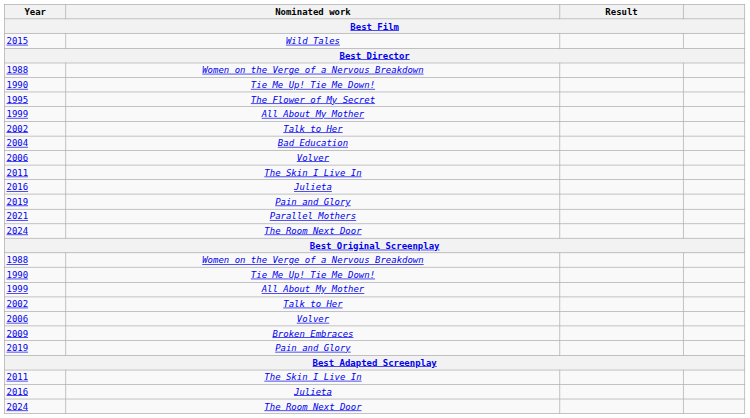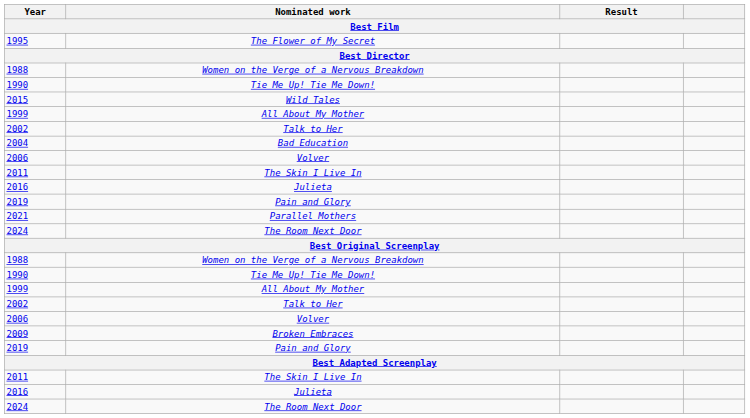rows swapped: (17, 41) <-> (17, 99)
